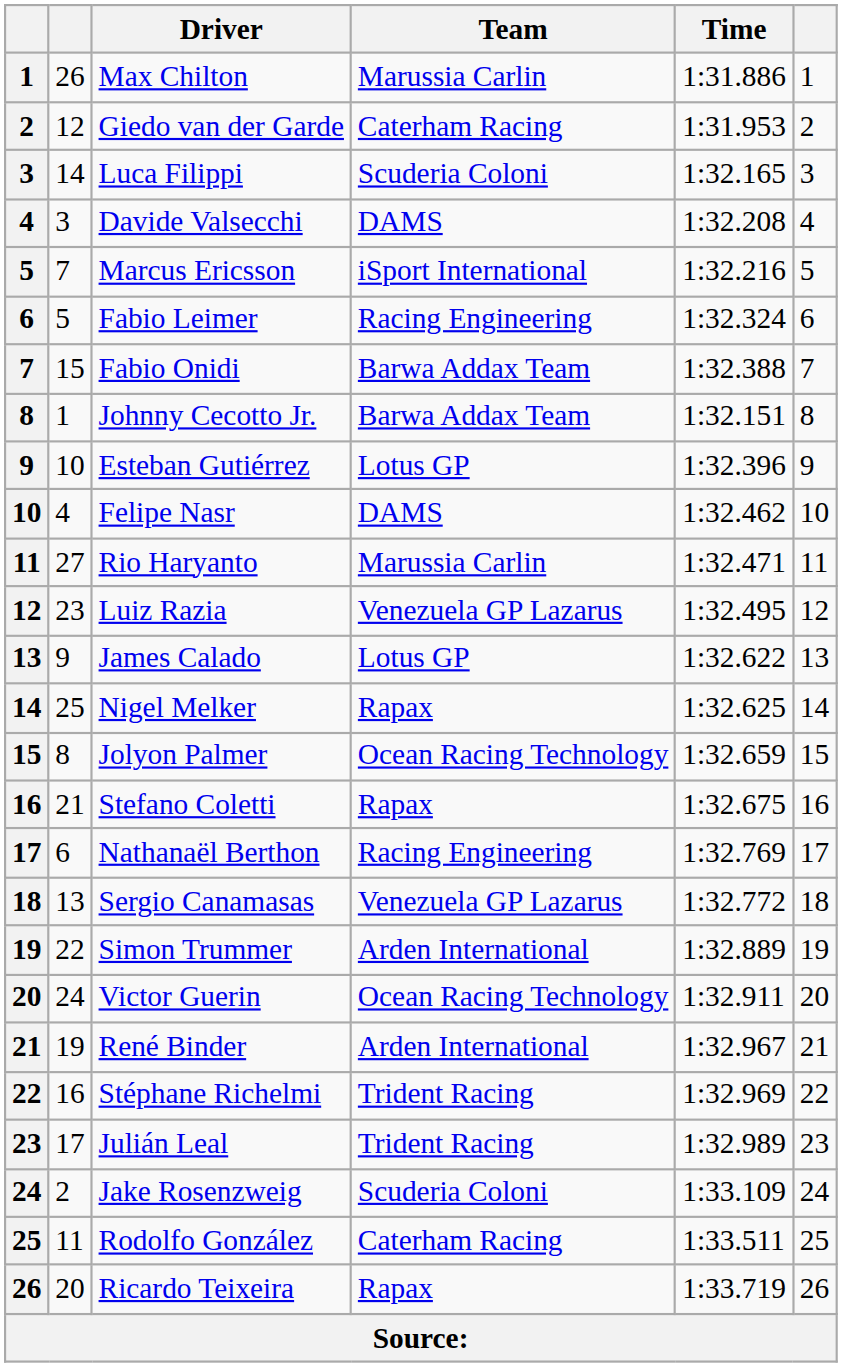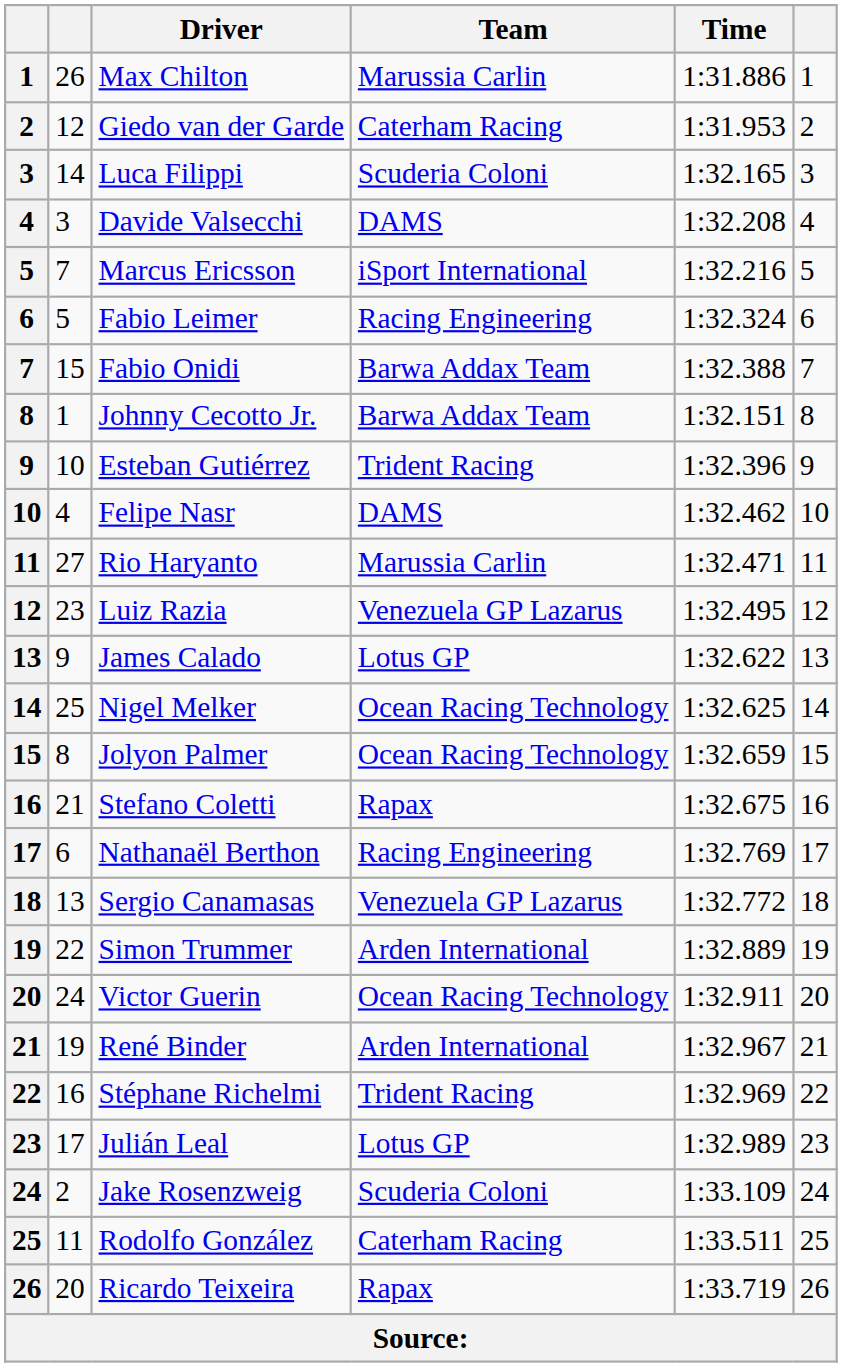(414, 464) Lotus GP -> (446, 464) Trident Racing
(395, 706) Rapax -> (513, 706) Ocean Racing Technology
(446, 1143) Trident Racing -> (414, 1143) Lotus GP
